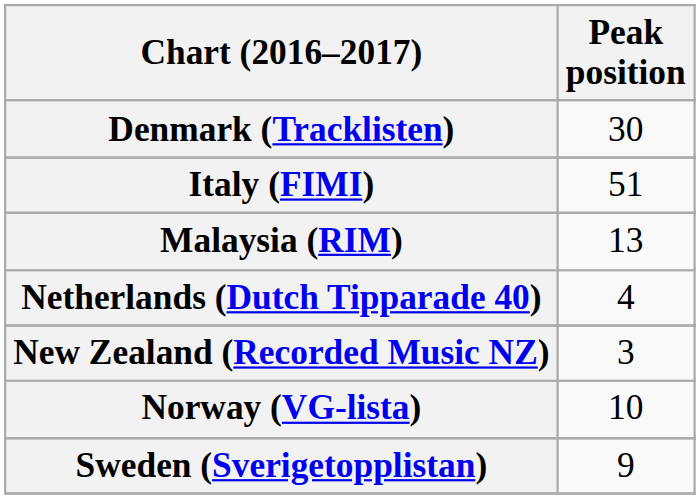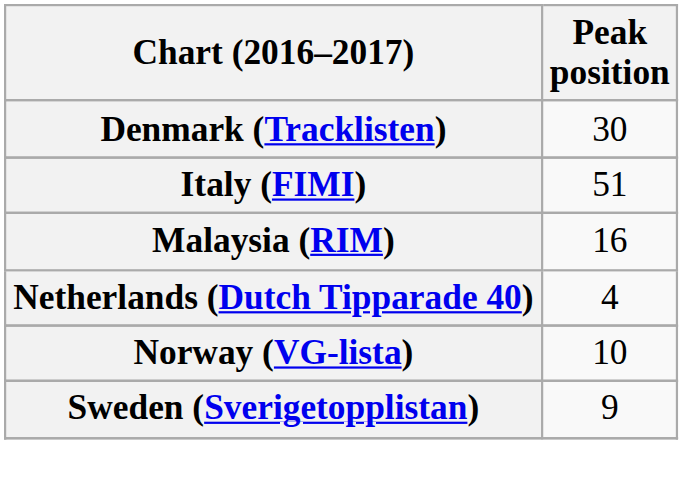(626, 240) 13 -> (610, 240) 16
- row: (281, 352)
